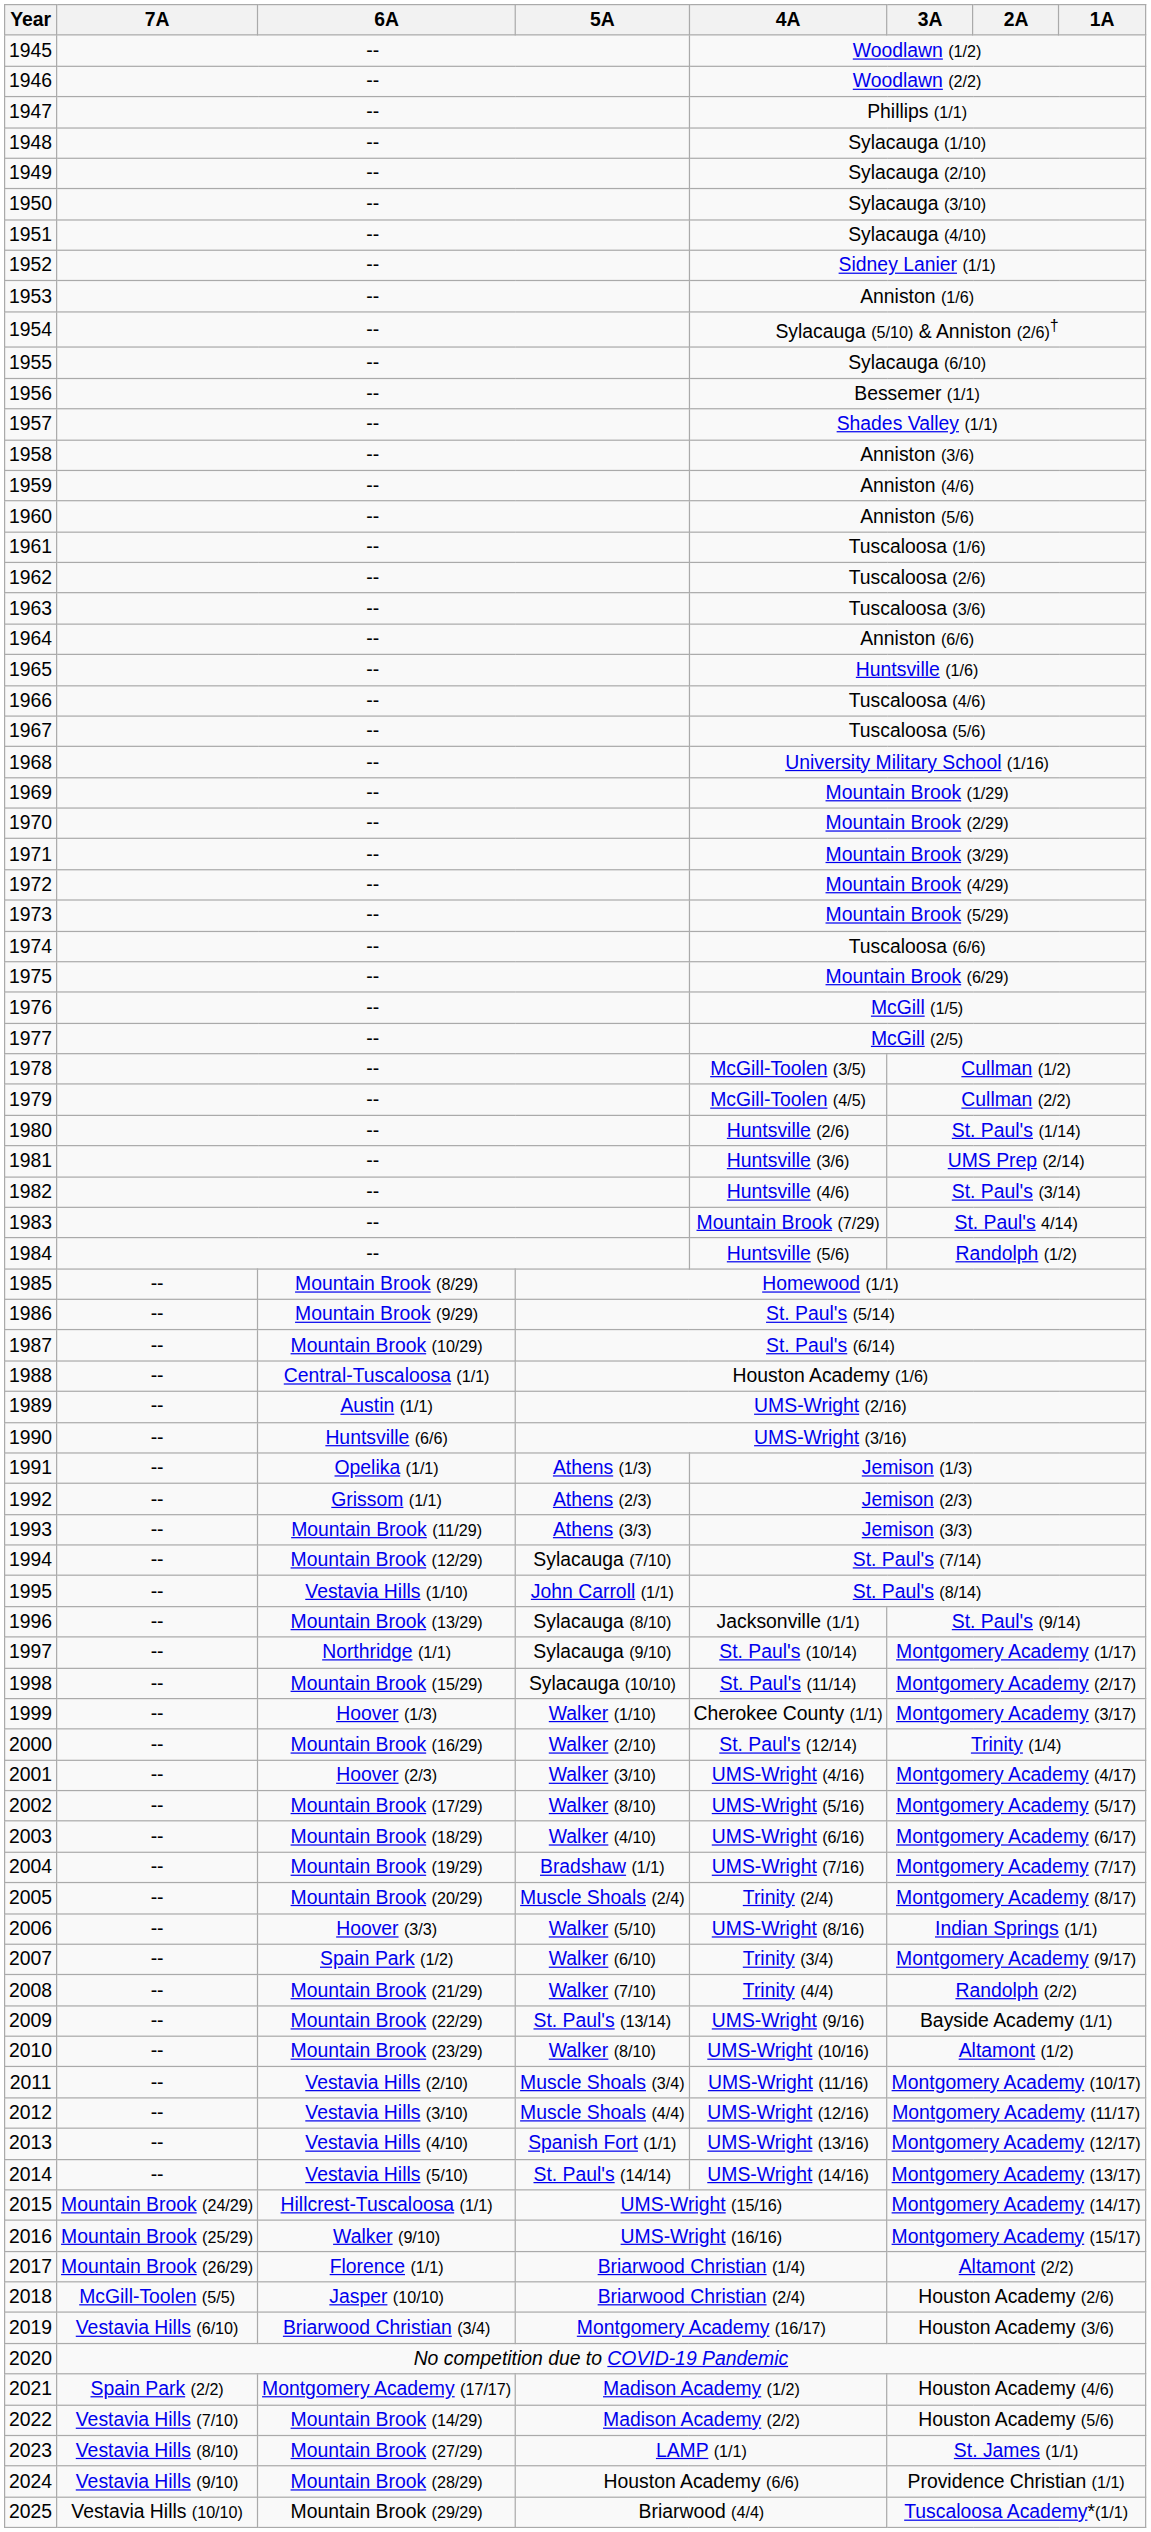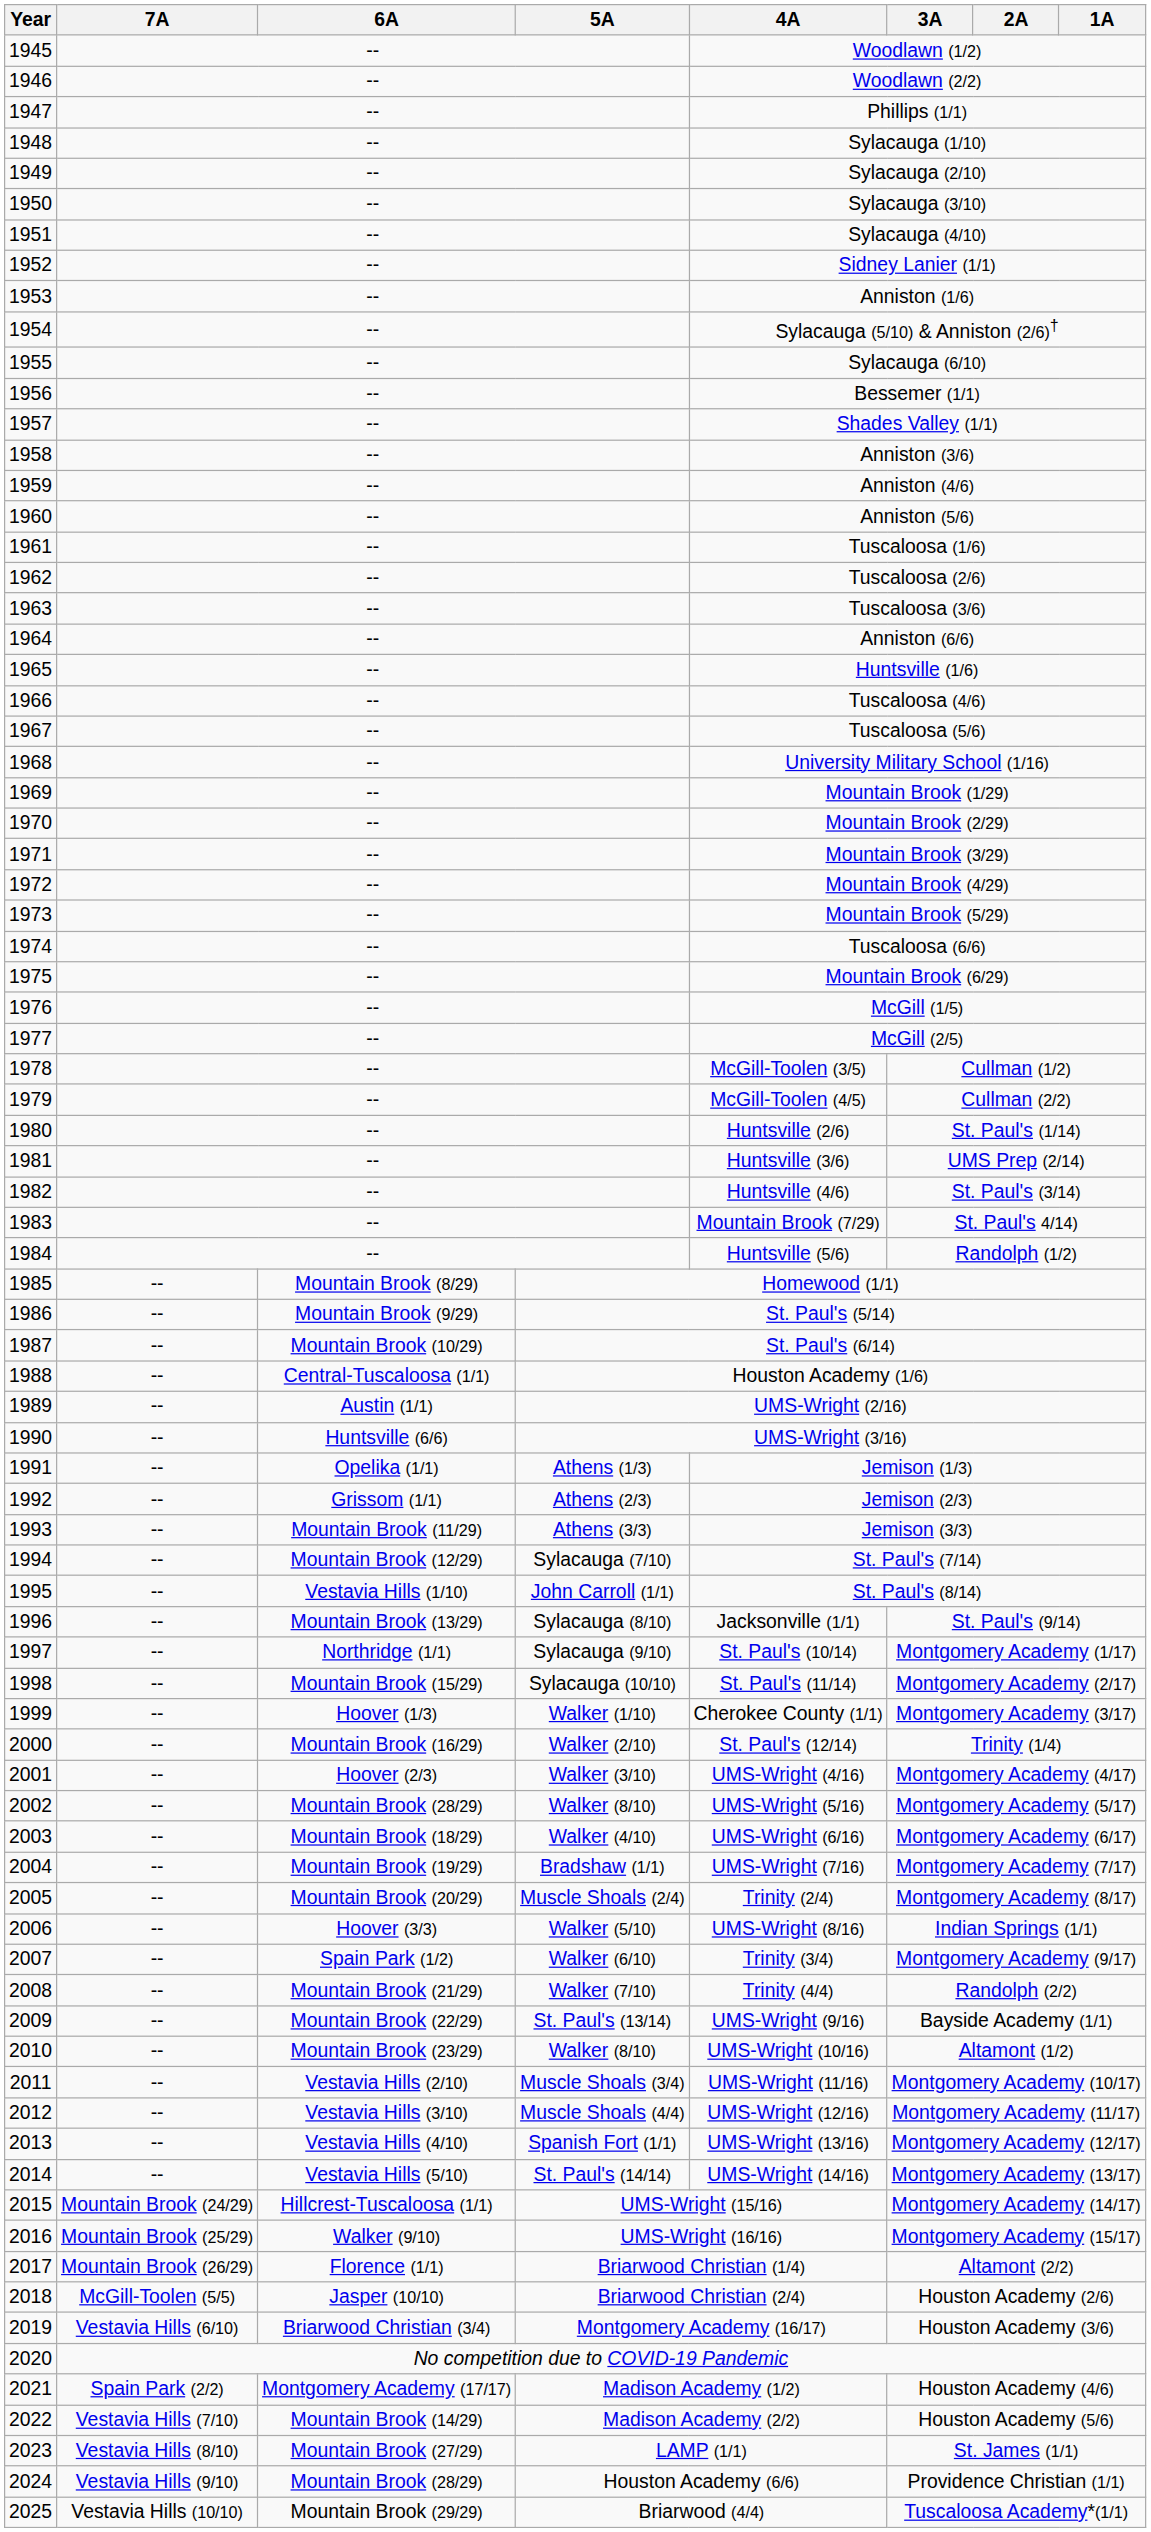(387, 1805) Mountain Brook (17/29) -> (387, 1805) Mountain Brook (28/29)
